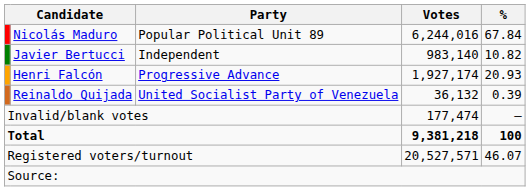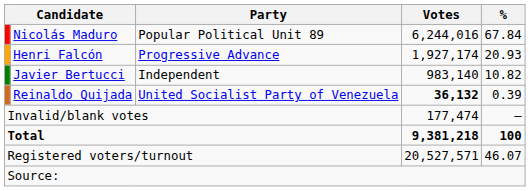rows swapped: (58, 75) <-> (69, 55)
(456, 95) normal -> (456, 95) bold
